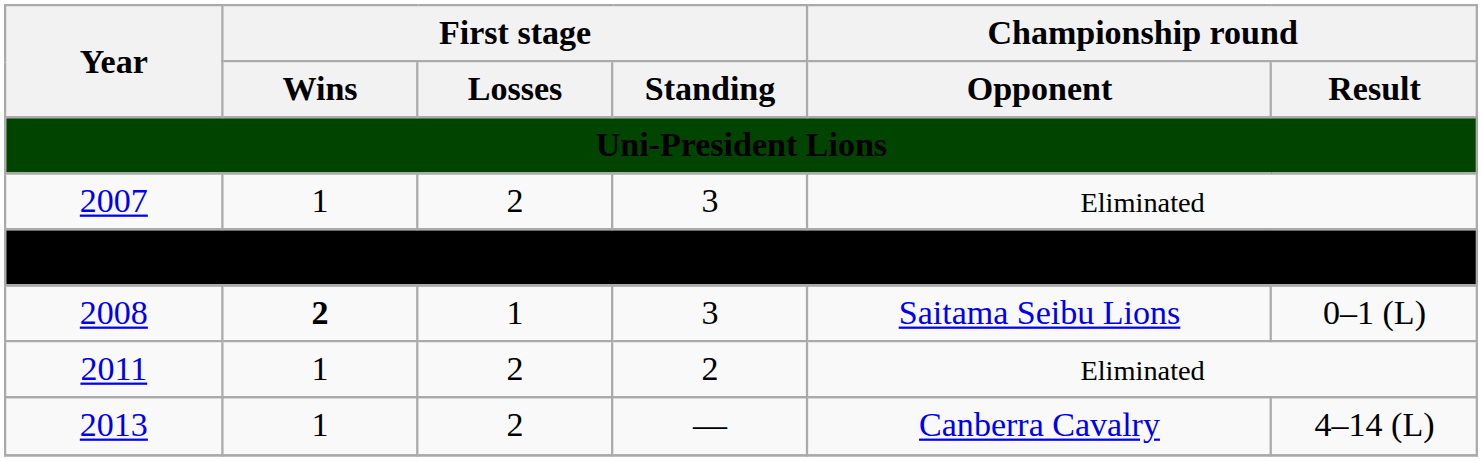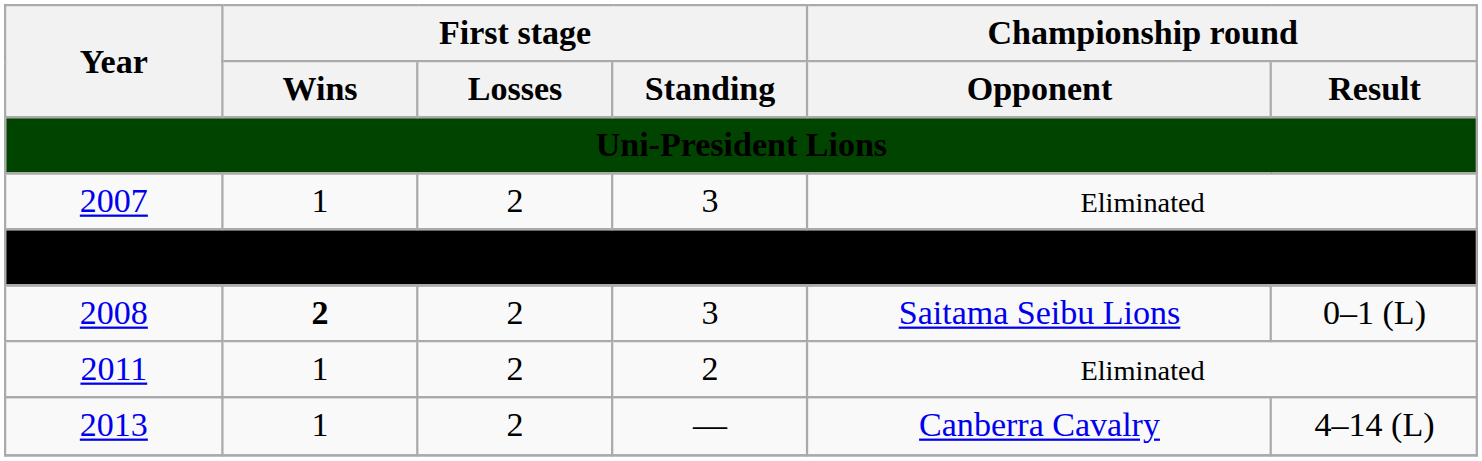(515, 313) 1 -> (515, 313) 2
